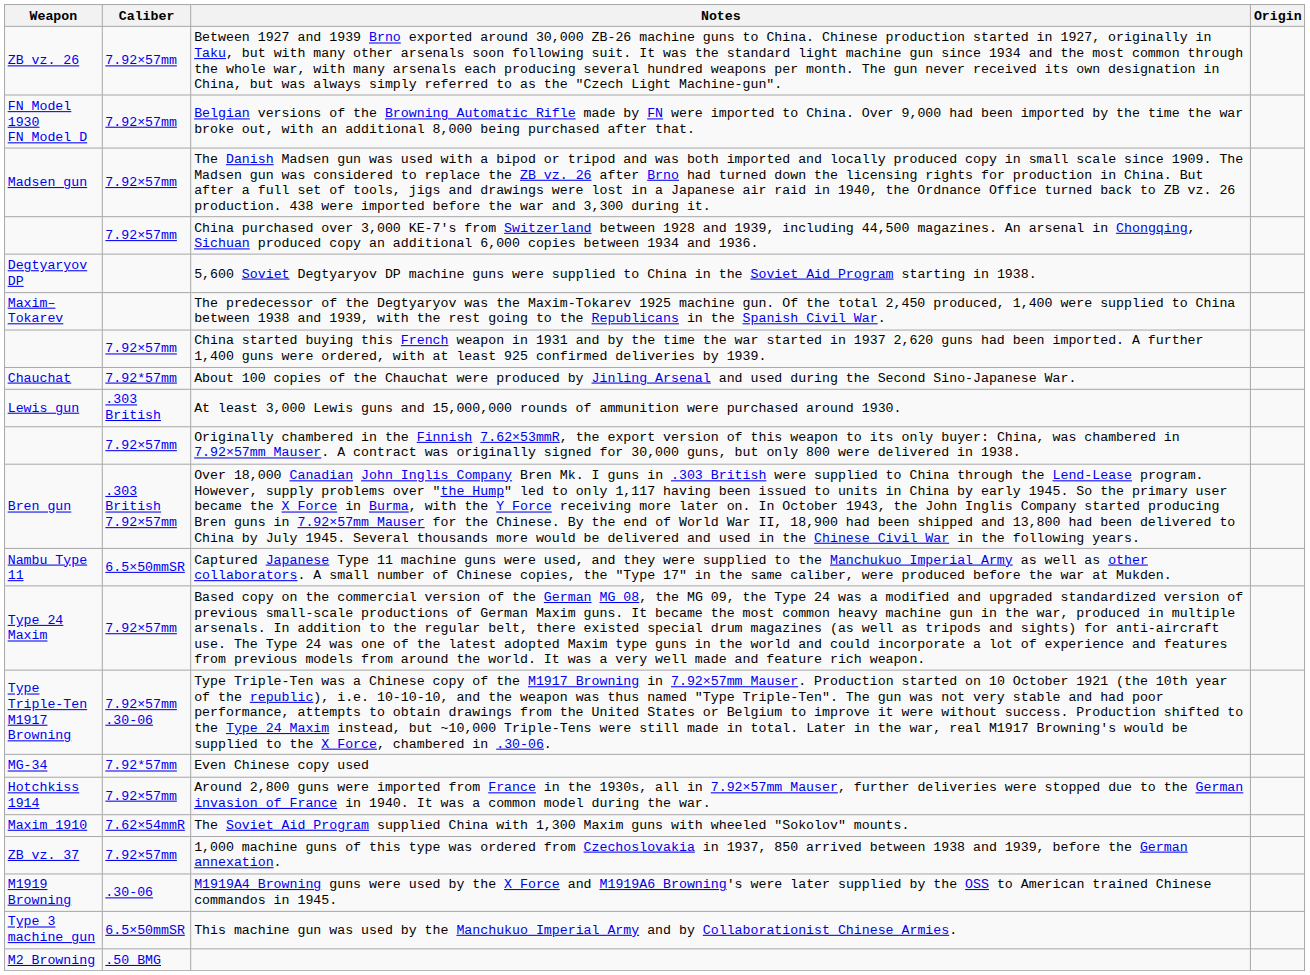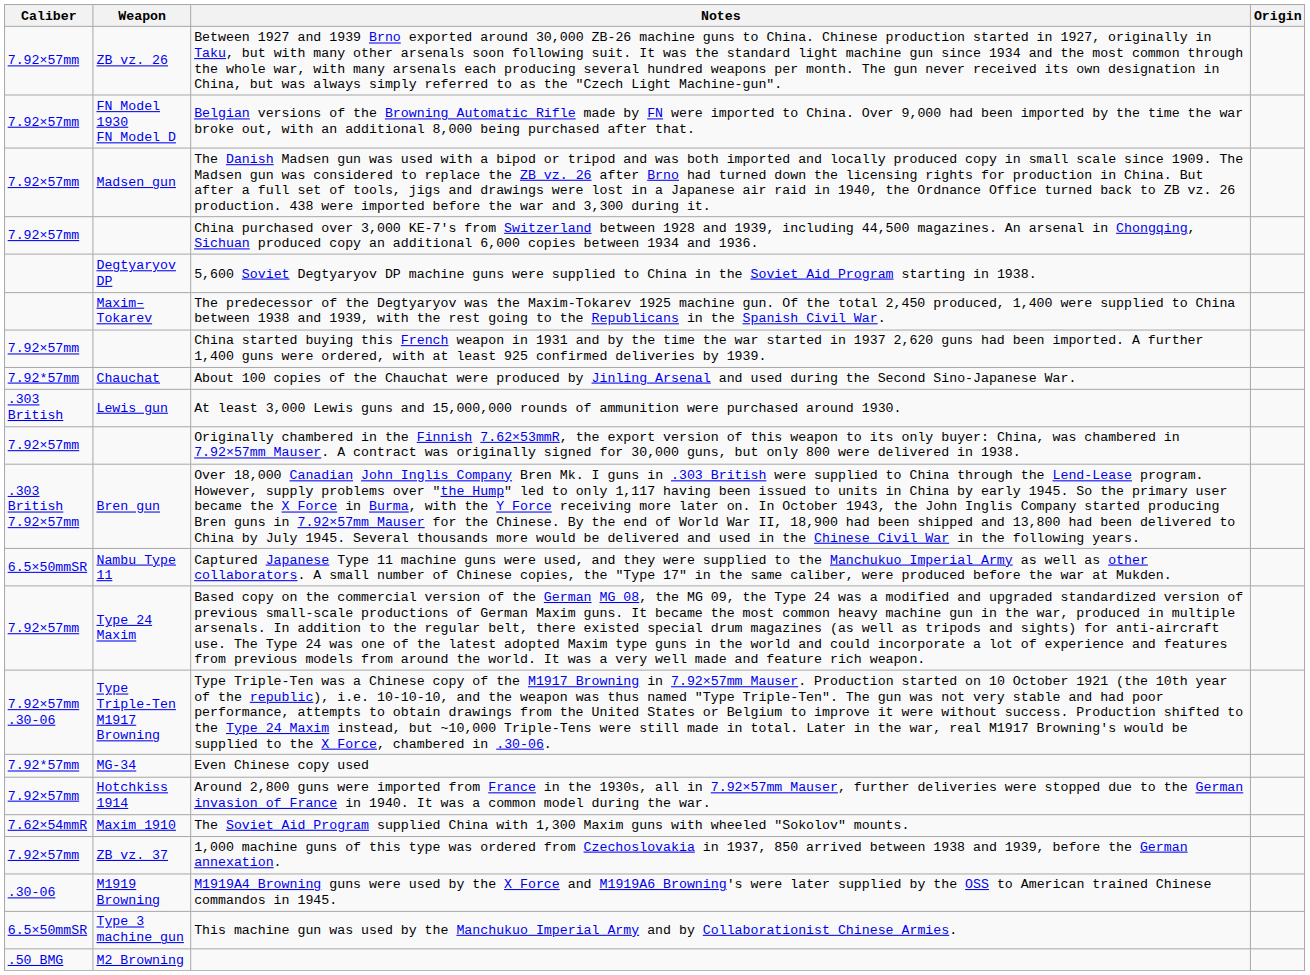columns swapped: (53, 15) <-> (147, 15)
